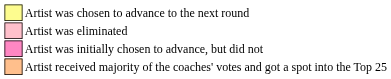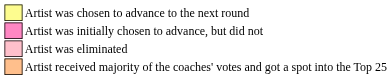rows swapped: (144, 48) <-> (76, 30)
